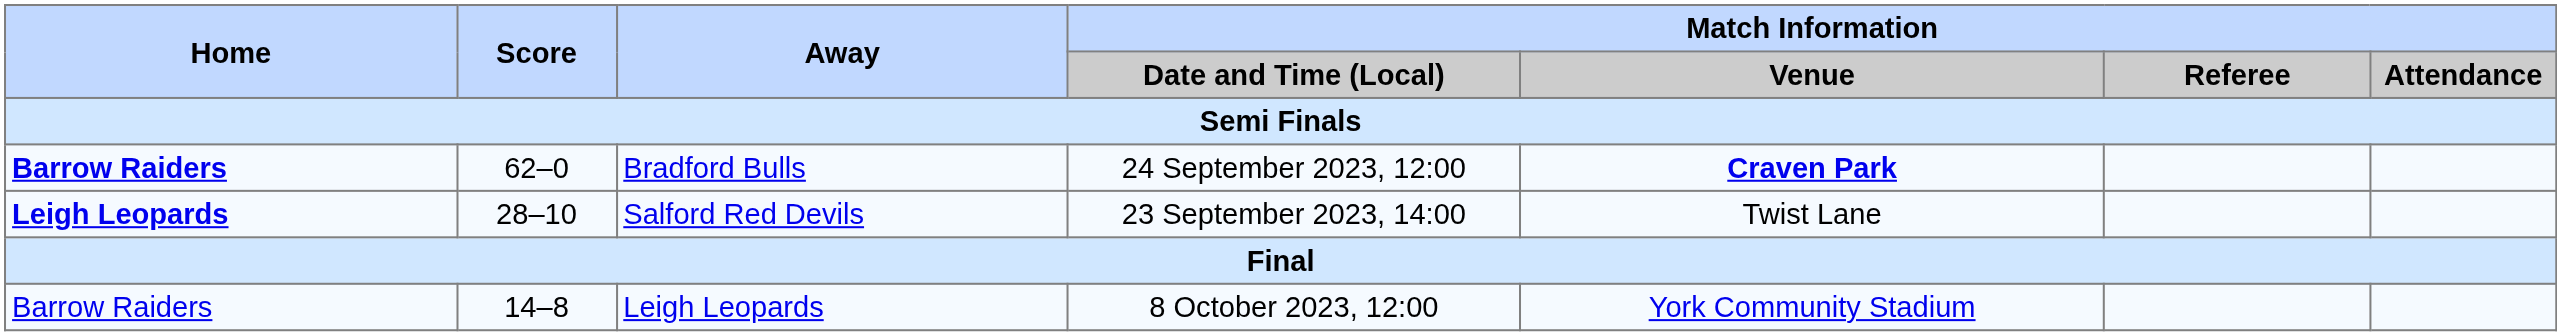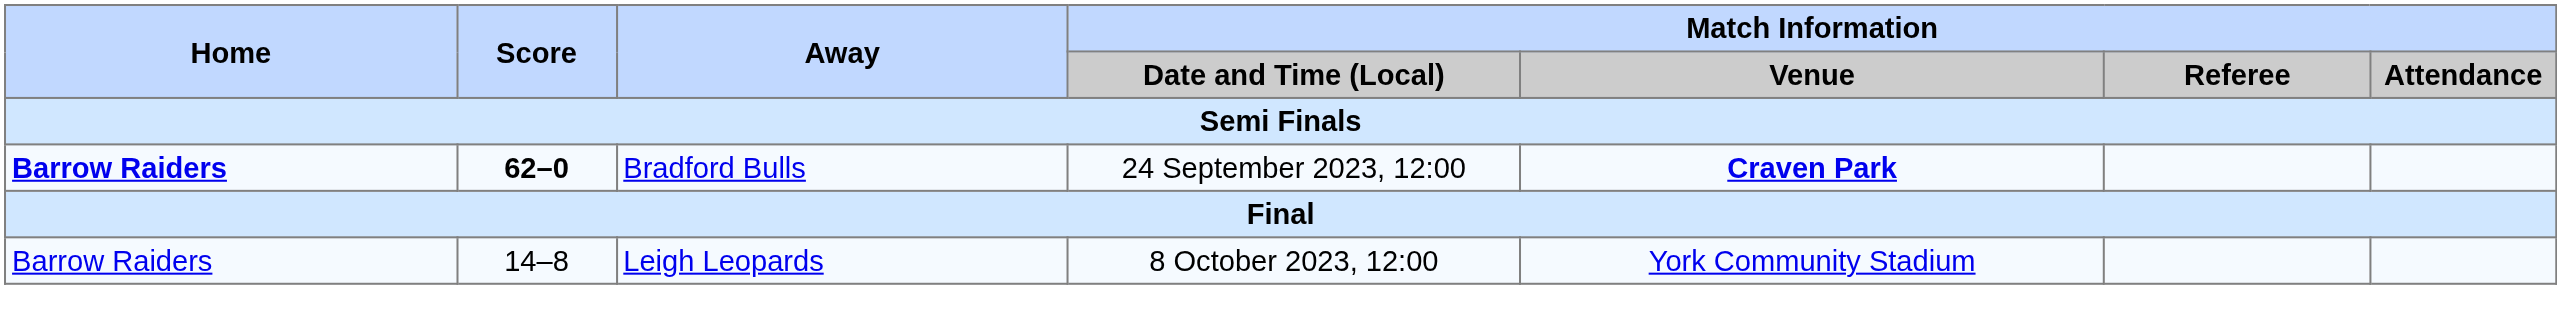(537, 168) normal -> (537, 168) bold
- row: (744, 214)
